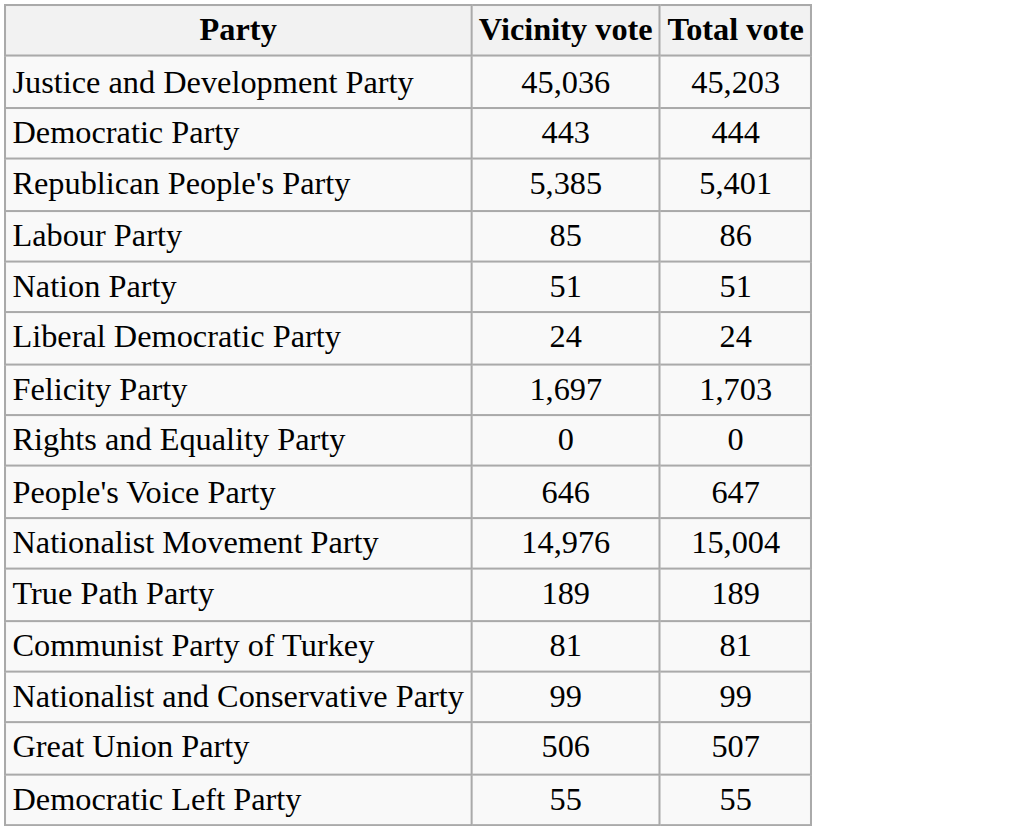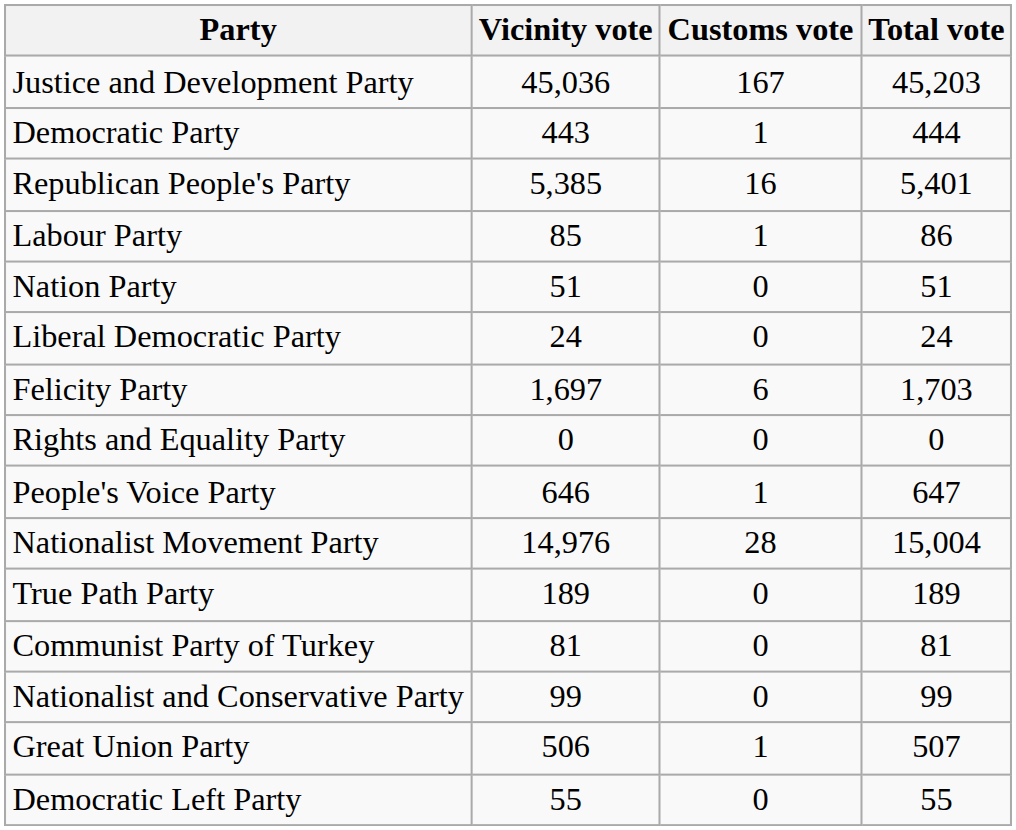+ column: (761, 30)
